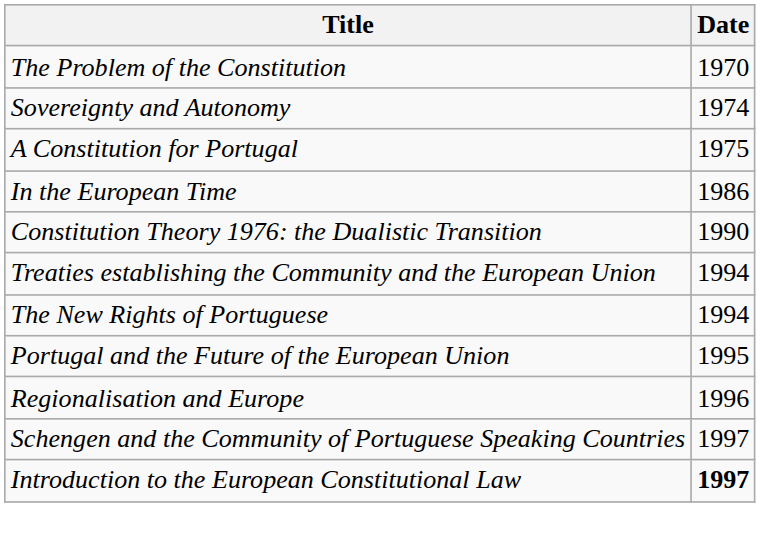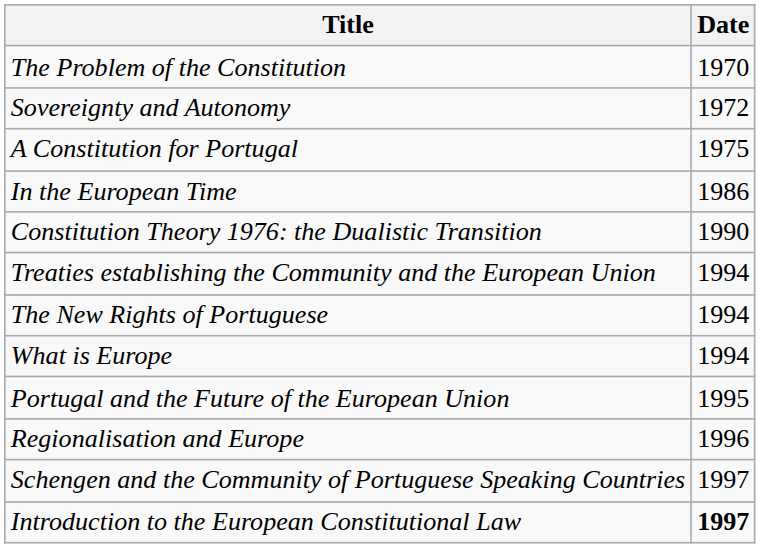(723, 107) 1974 -> (723, 107) 1972
+ row: (91, 356)
